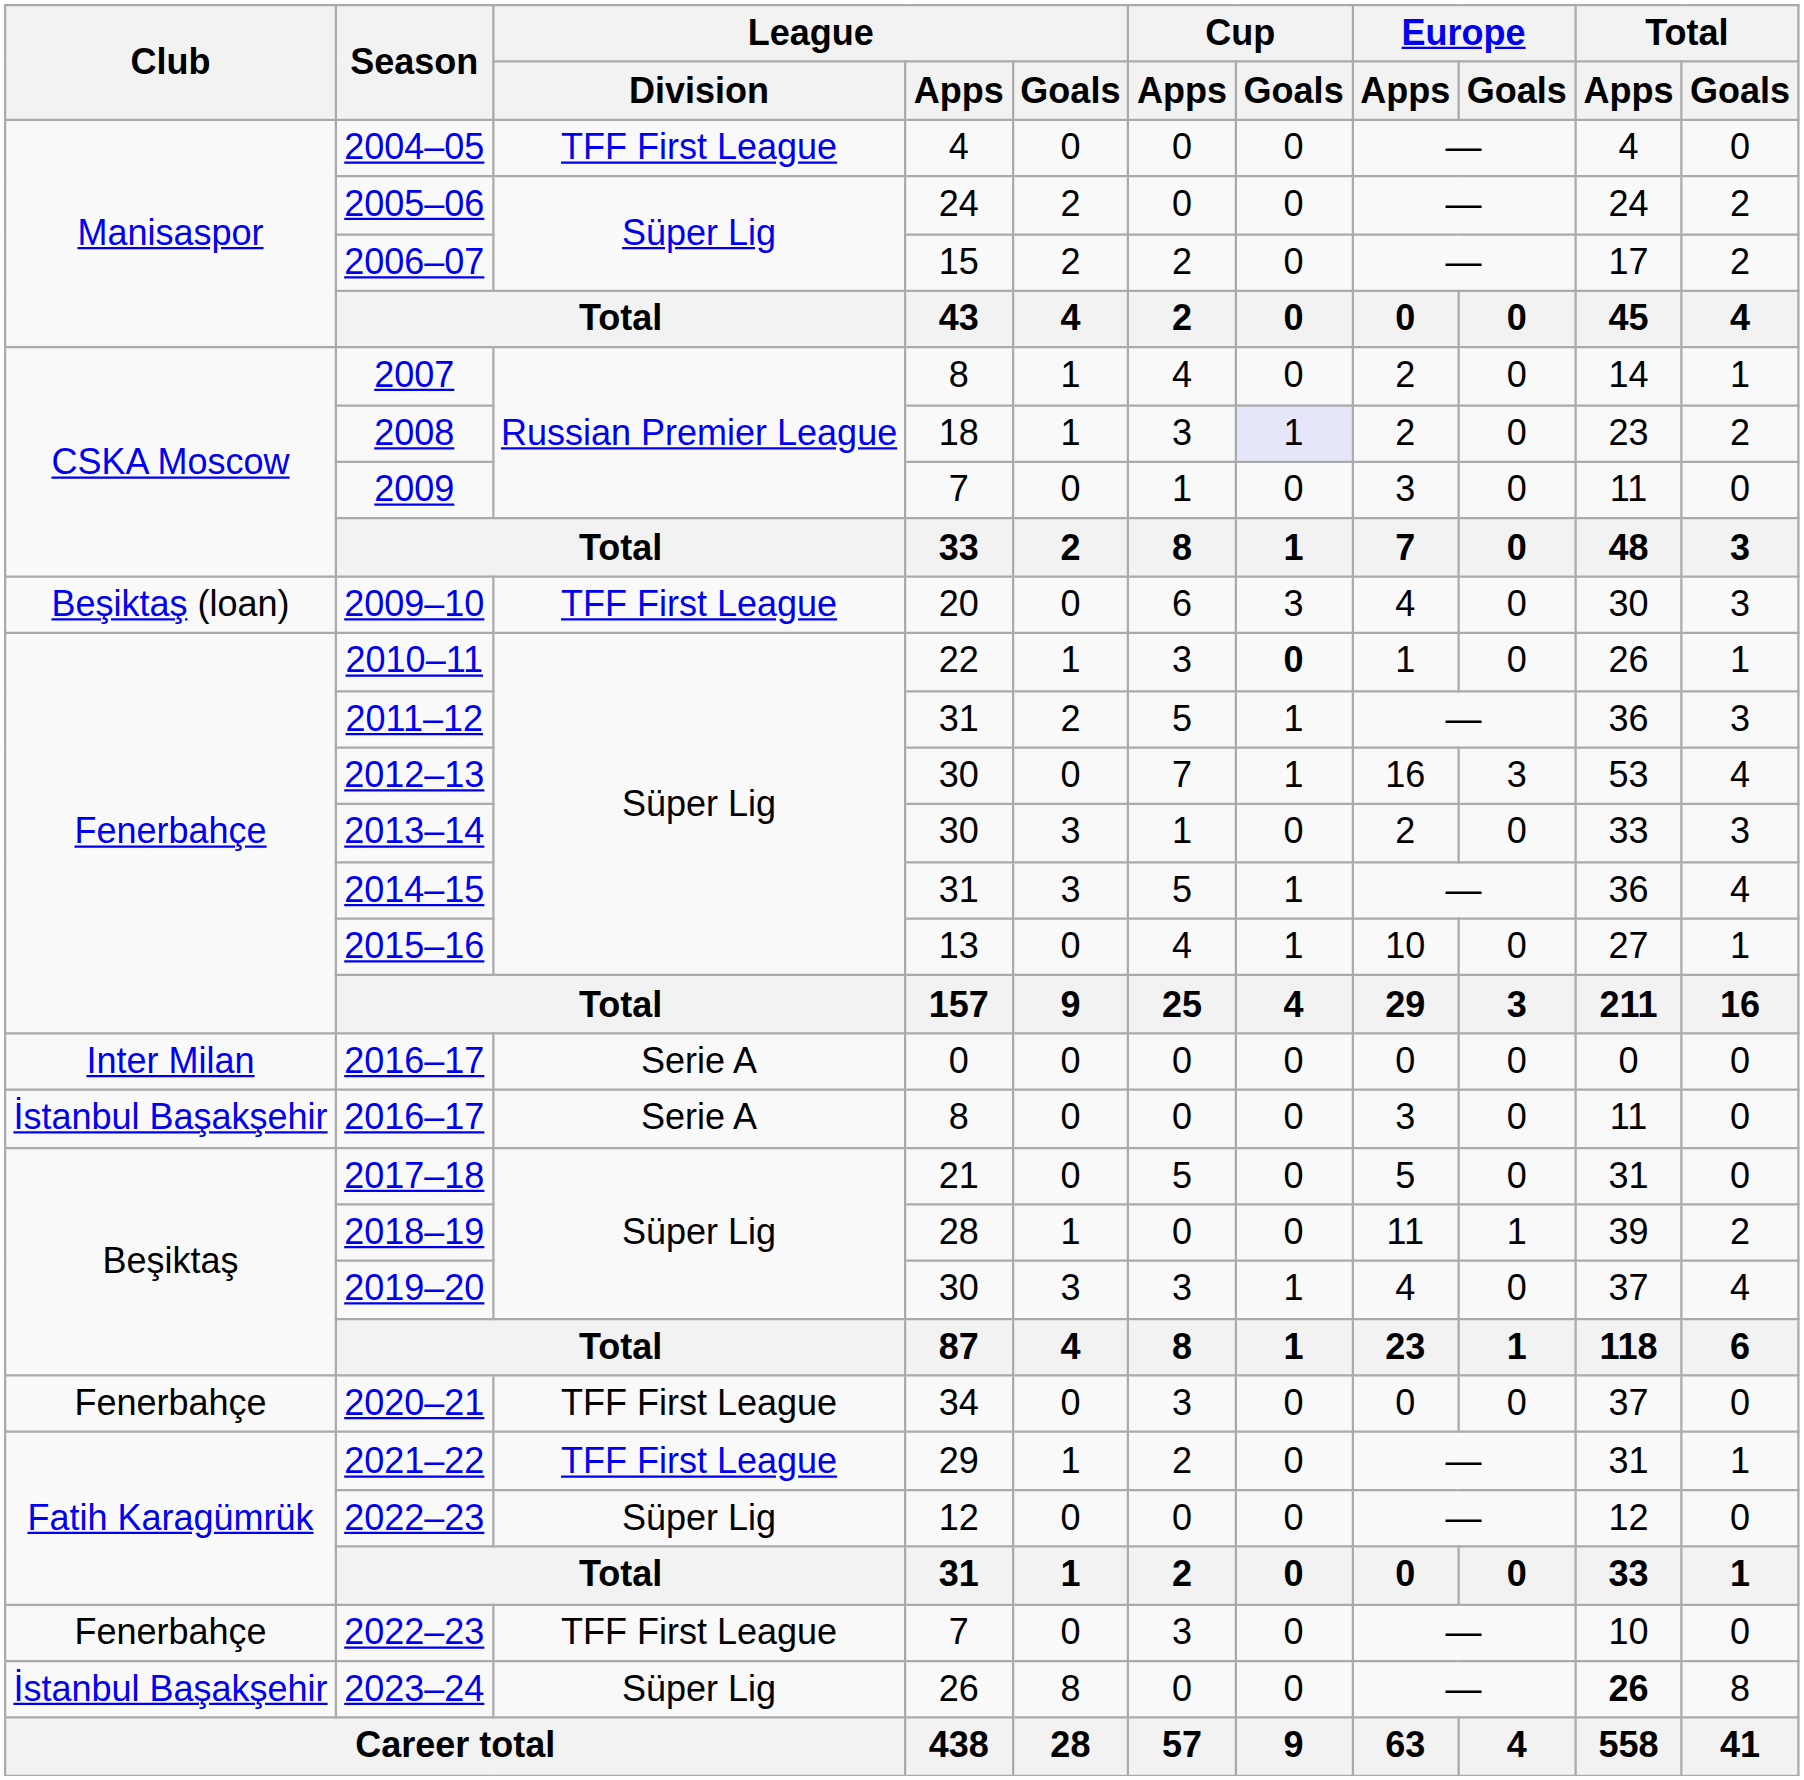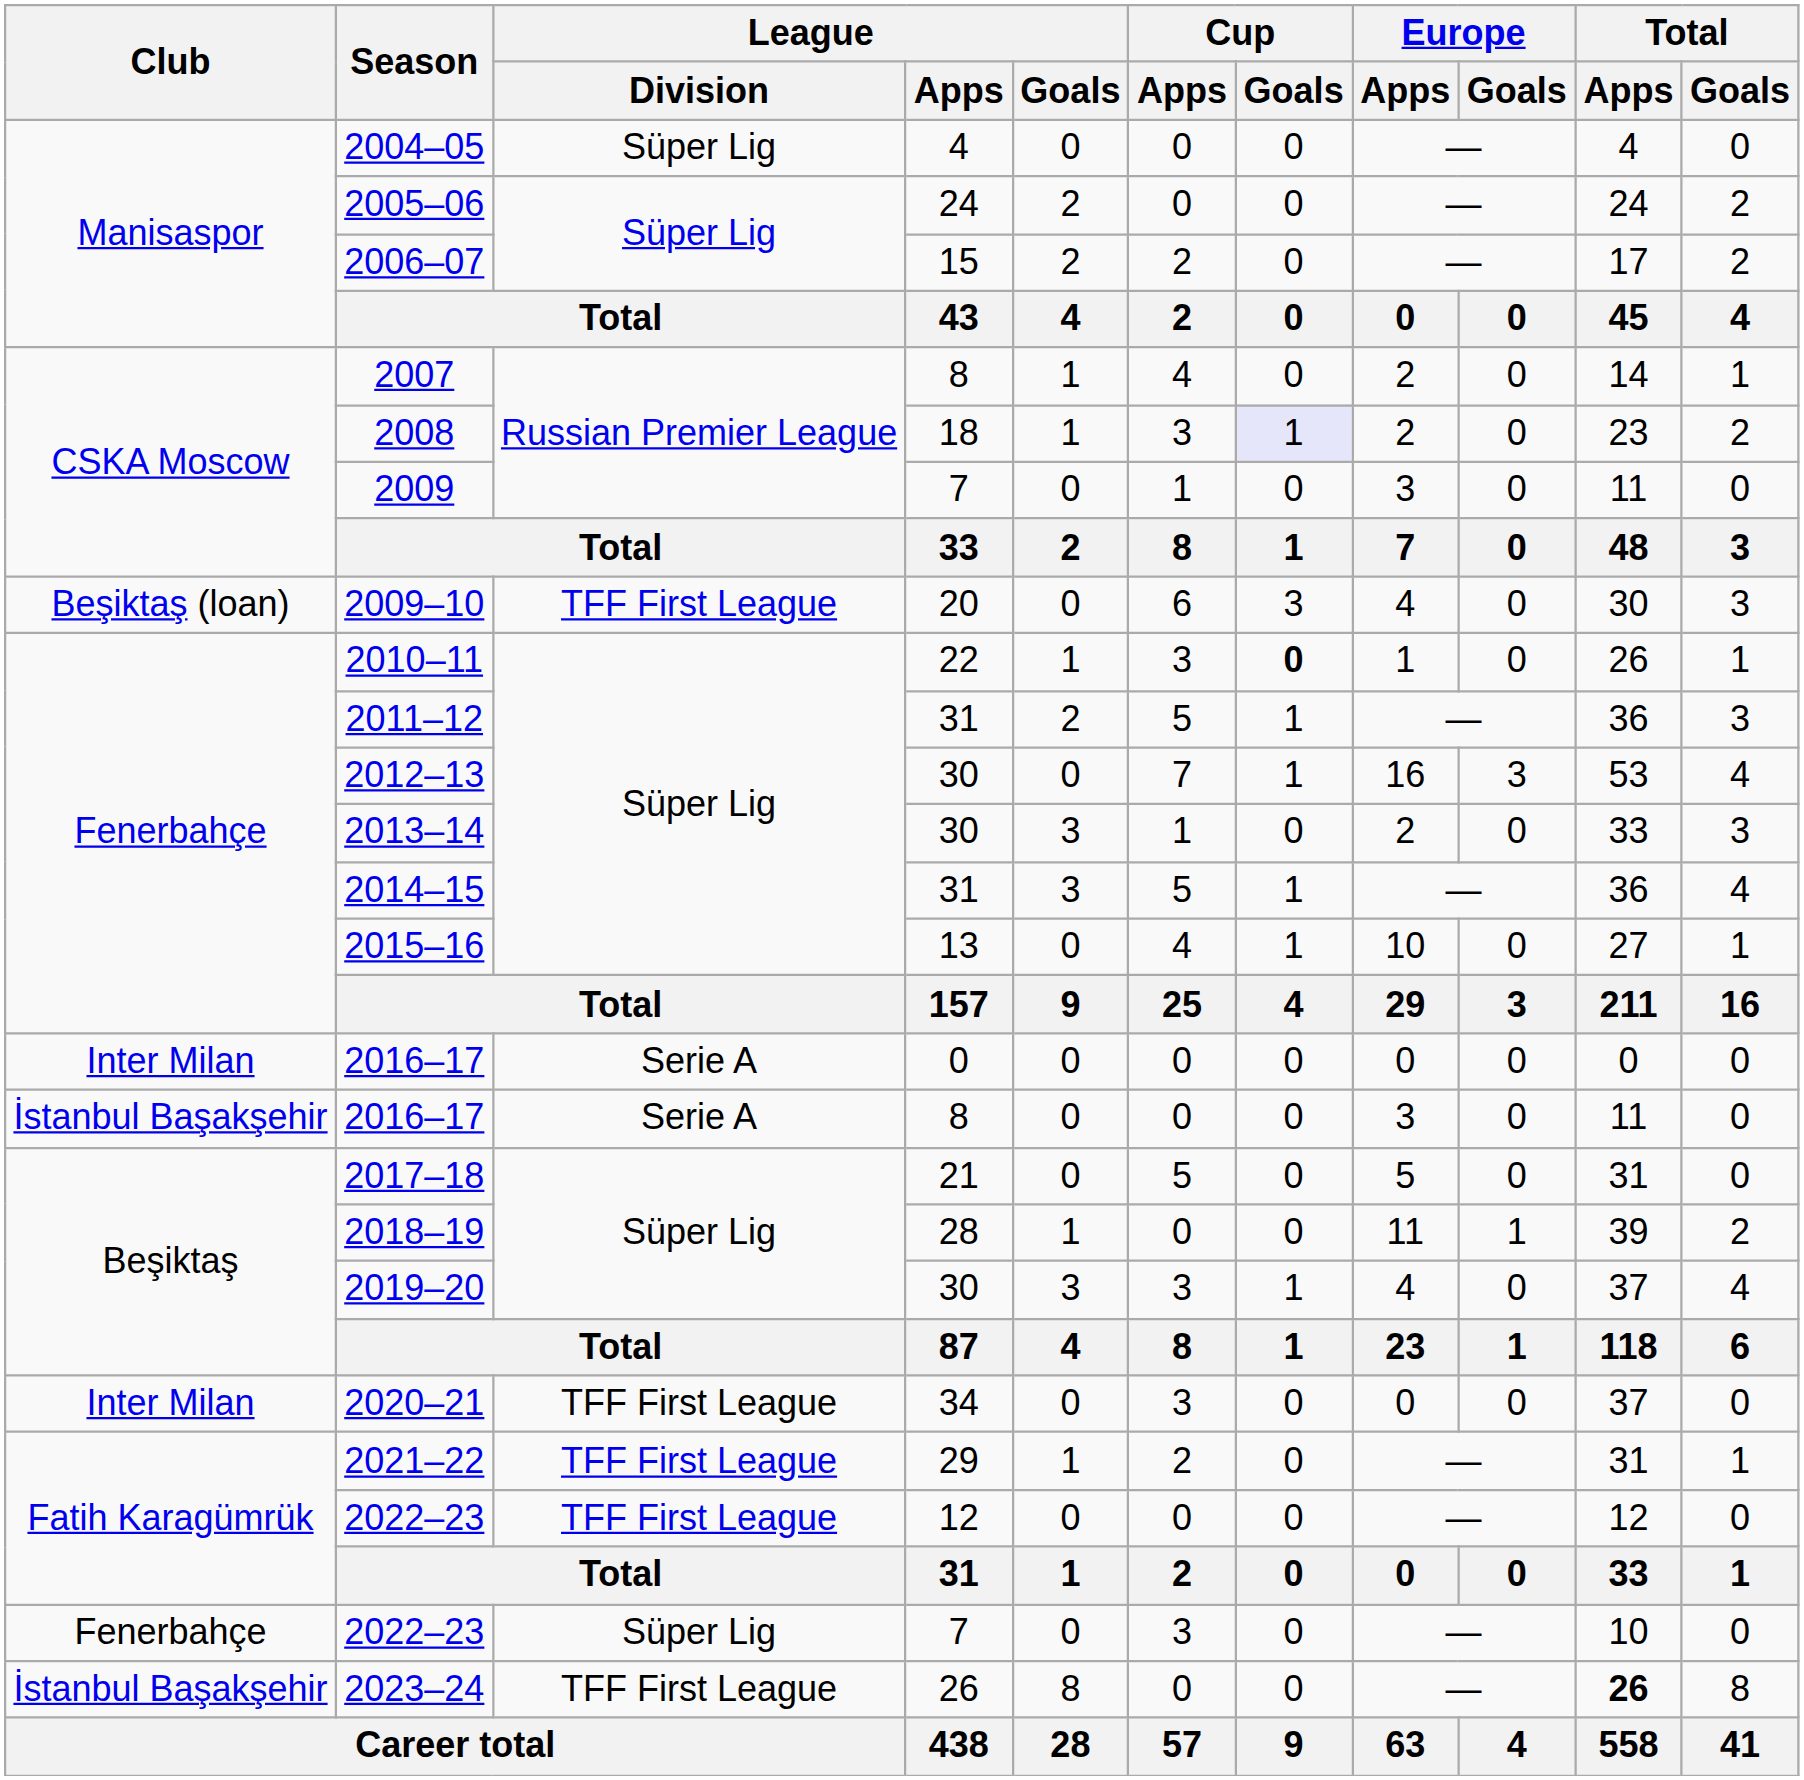(699, 147) TFF First League -> (699, 147) Süper Lig
(171, 1403) Fenerbahçe -> (171, 1403) Inter Milan
(699, 1517) Süper Lig -> (699, 1517) TFF First League
(699, 1631) TFF First League -> (699, 1631) Süper Lig
(699, 1688) Süper Lig -> (699, 1688) TFF First League
